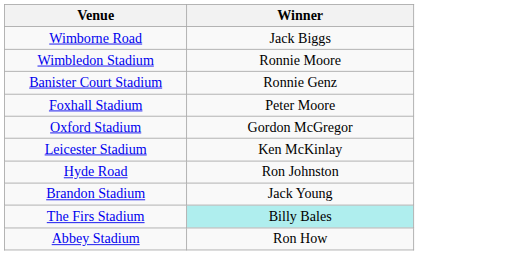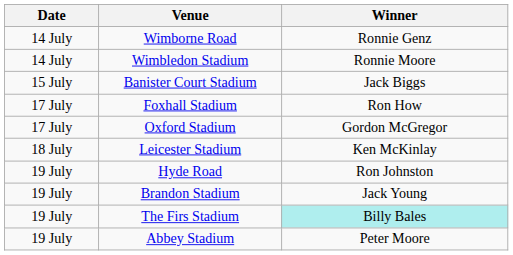+ column: (52, 15)
(300, 37) Jack Biggs -> (395, 37) Ronnie Genz
(300, 82) Ronnie Genz -> (395, 82) Jack Biggs
(300, 104) Peter Moore -> (395, 104) Ron How
(300, 238) Ron How -> (395, 238) Peter Moore
